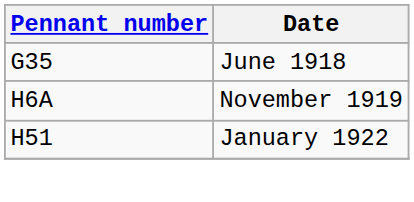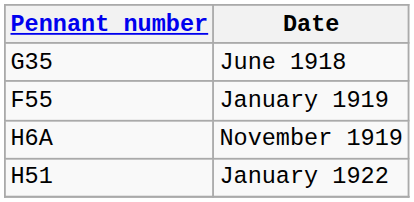+ row: (304, 101)
